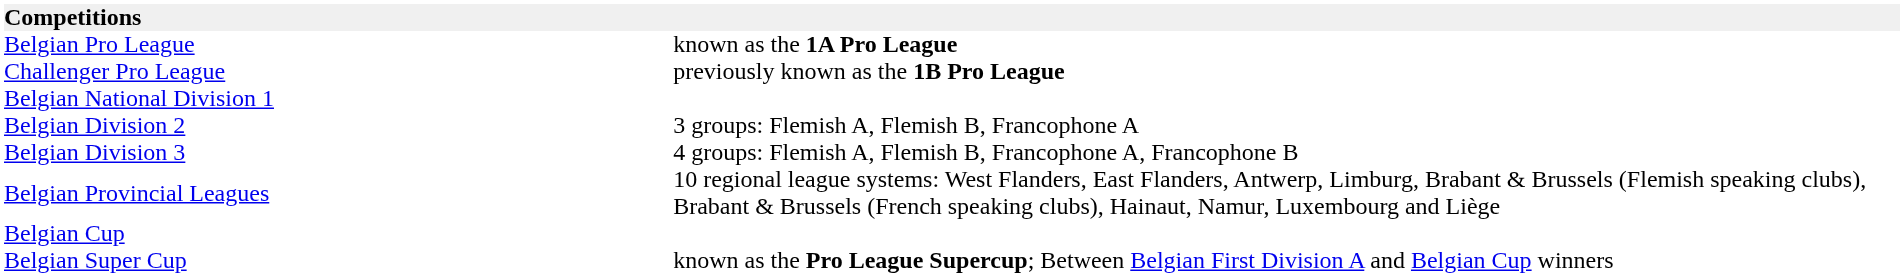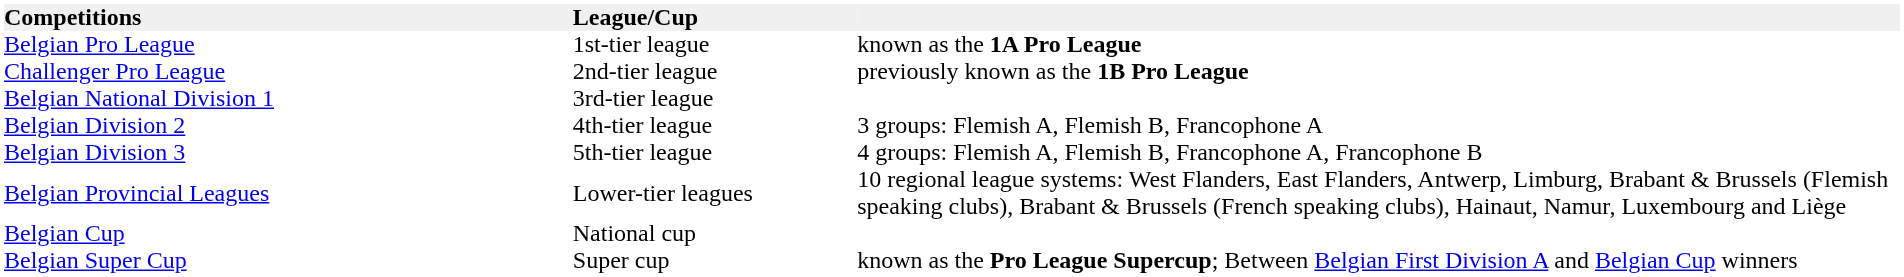+ column: (635, 17)
